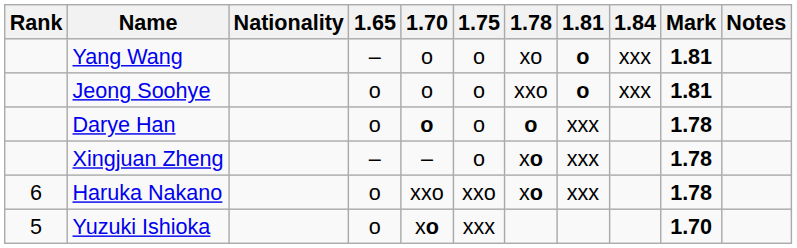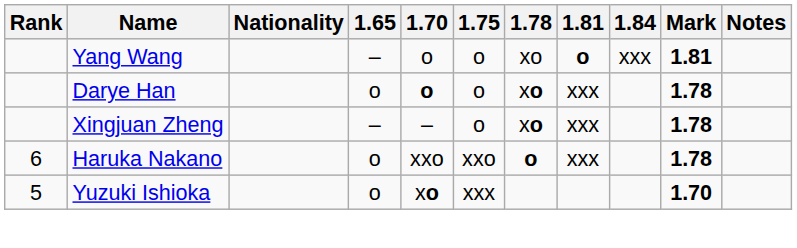- row: (141, 90)
(531, 124) o -> (531, 90) xo
(531, 193) xo -> (531, 159) o
